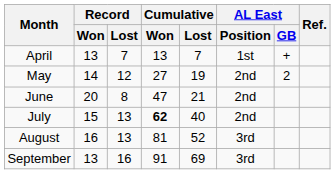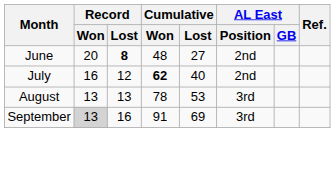- row: (39, 55)
- row: (39, 76)
(124, 96) normal -> (124, 55) bold
(160, 96) 47 -> (160, 55) 48
(198, 96) 21 -> (198, 55) 27
(91, 117) 15 -> (91, 76) 16
(124, 117) 13 -> (124, 76) 12
(91, 138) 16 -> (91, 96) 13
(160, 138) 81 -> (160, 96) 78
(198, 138) 52 -> (198, 96) 53
(91, 158) no background -> (91, 117) lightgrey background
